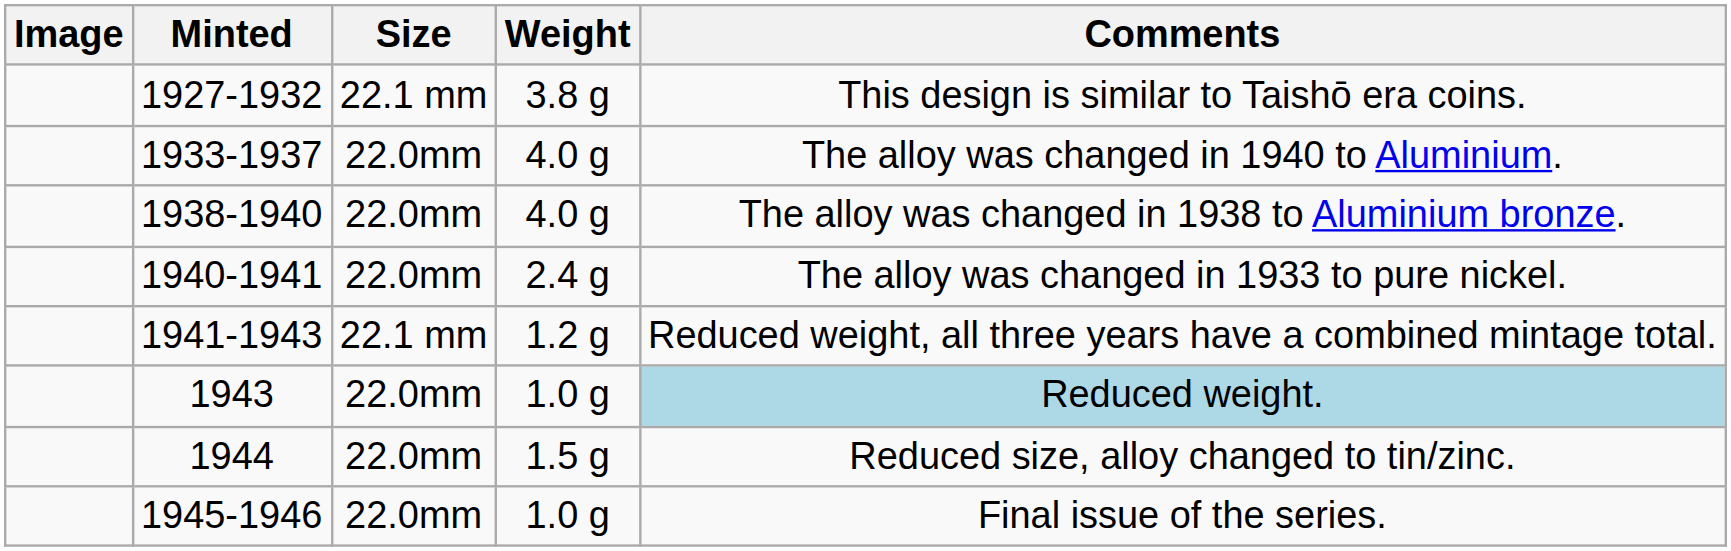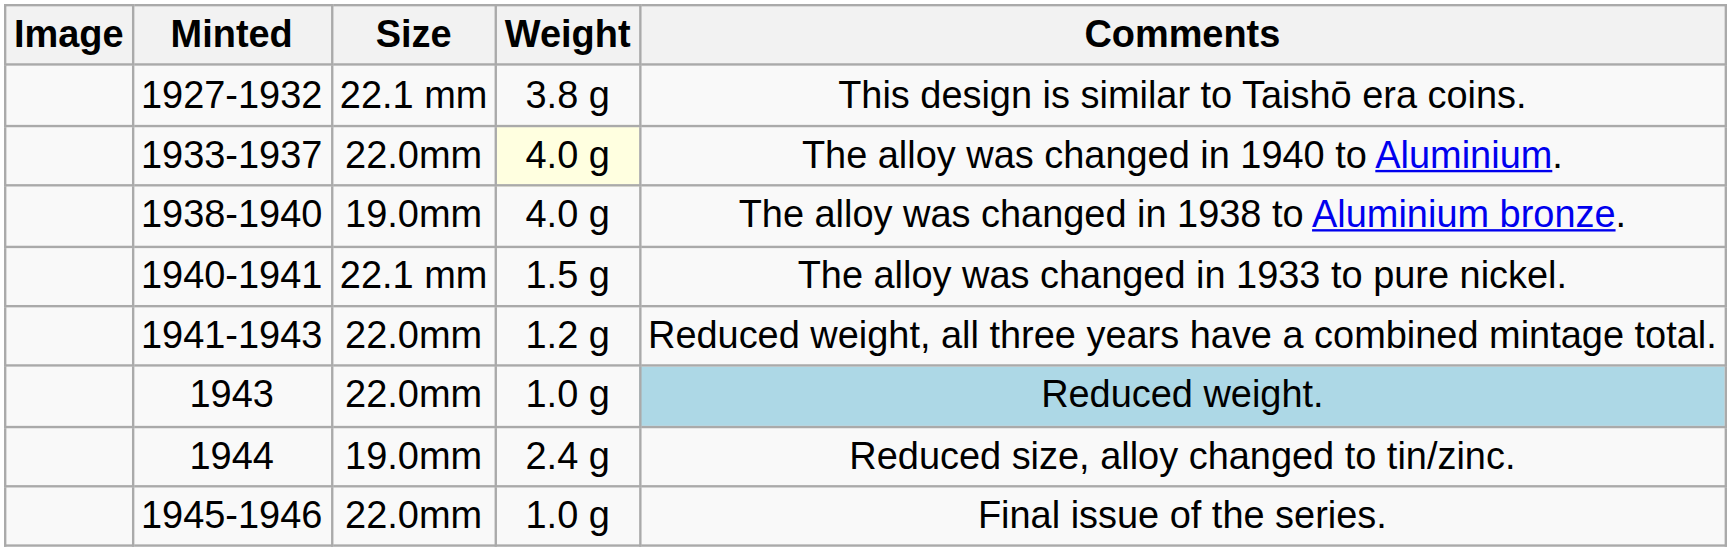(568, 154) no background -> (568, 154) lightyellow background
(414, 214) 22.0mm -> (414, 214) 19.0mm
(414, 275) 22.0mm -> (414, 275) 22.1 mm
(568, 275) 2.4 g -> (568, 275) 1.5 g
(414, 335) 22.1 mm -> (414, 335) 22.0mm
(414, 455) 22.0mm -> (414, 455) 19.0mm
(568, 455) 1.5 g -> (568, 455) 2.4 g
